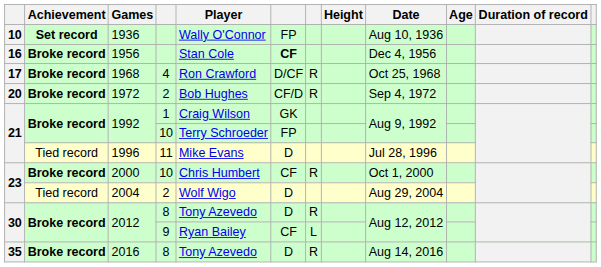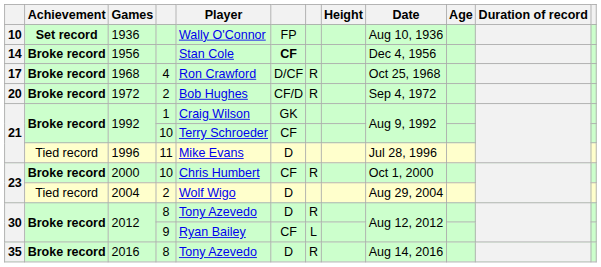(15, 54) 16 -> (15, 54) 14
(288, 133) FP -> (288, 133) CF
